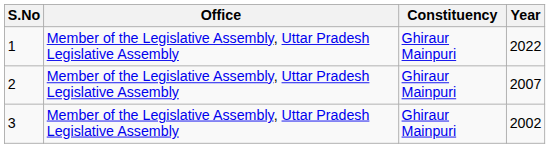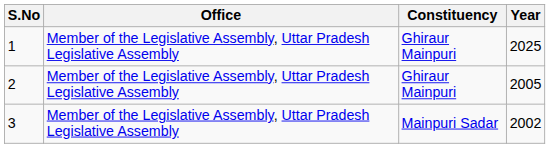(526, 46) 2022 -> (526, 46) 2025
(526, 84) 2007 -> (526, 84) 2005
(429, 123) Ghiraur Mainpuri -> (450, 123) Mainpuri Sadar
